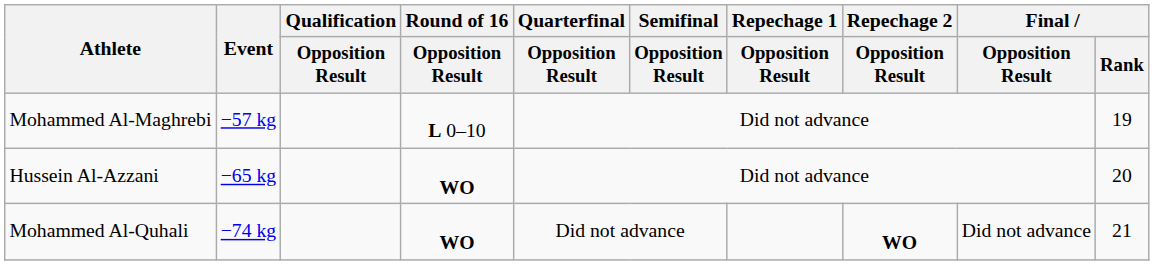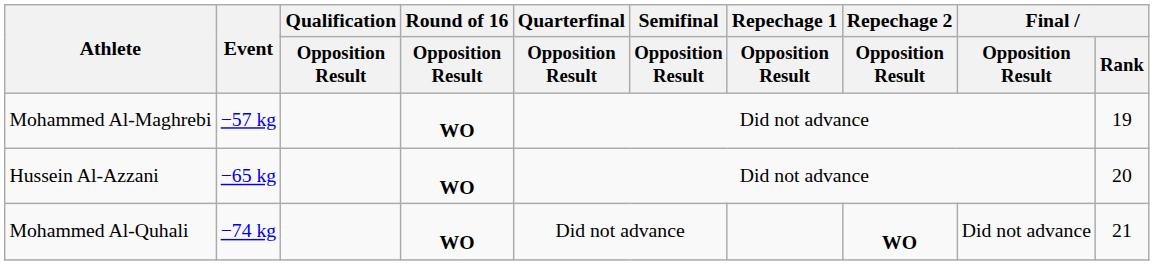(457, 131) L 0–10 -> (457, 131) WO
